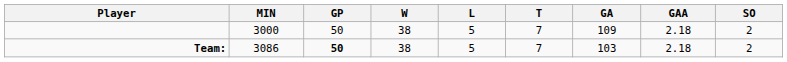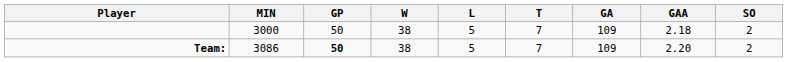(607, 48) 103 -> (607, 48) 109
(678, 48) 2.18 -> (678, 48) 2.20
